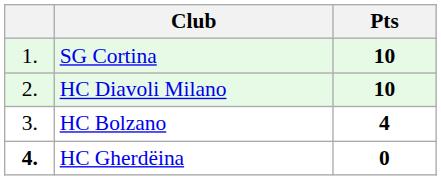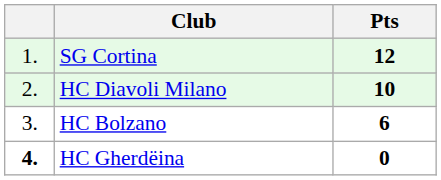(384, 55) 10 -> (384, 55) 12
(384, 123) 4 -> (384, 123) 6
